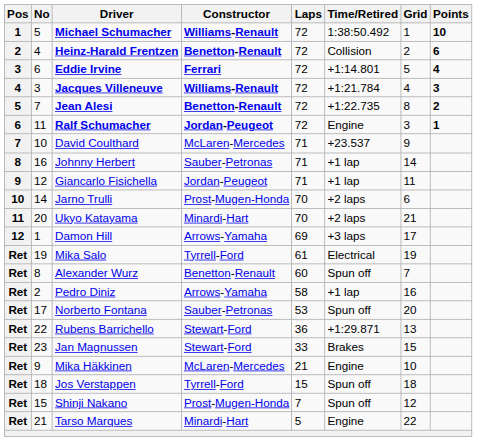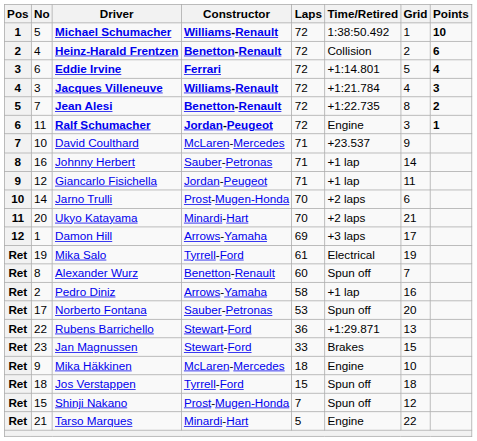(301, 366) 21 -> (301, 366) 18
